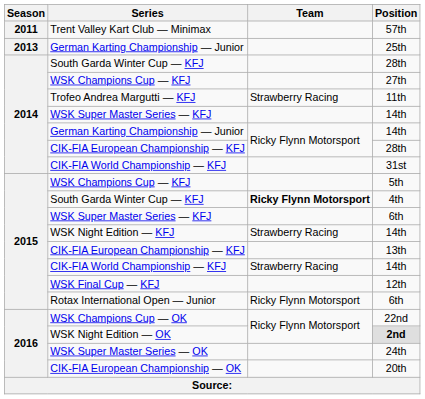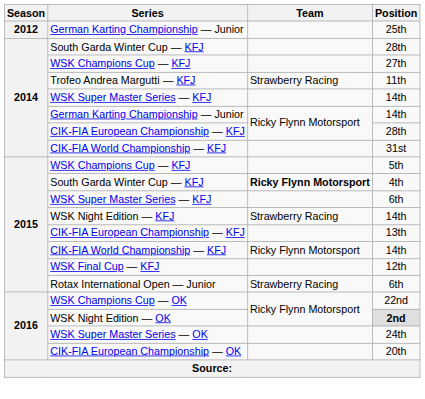- row: (130, 29)
(26, 46) 2013 -> (26, 29) 2012
(294, 266) Strawberry Racing -> (305, 250) Ricky Flynn Motorsport
(305, 300) Ricky Flynn Motorsport -> (294, 283) Strawberry Racing
